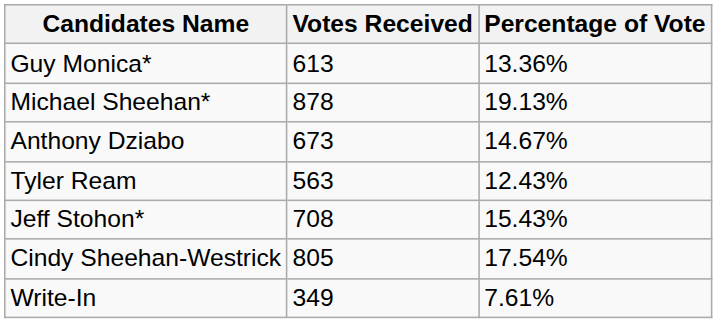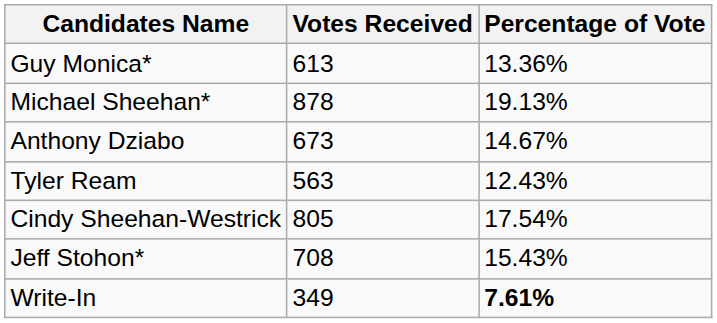rows swapped: (77, 219) <-> (146, 258)
(519, 297) normal -> (519, 297) bold
